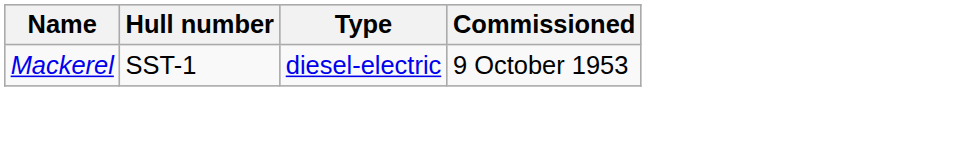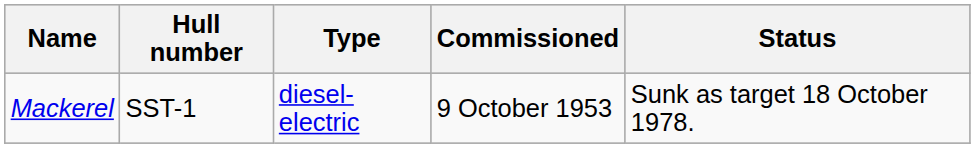+ column: (797, 38)
